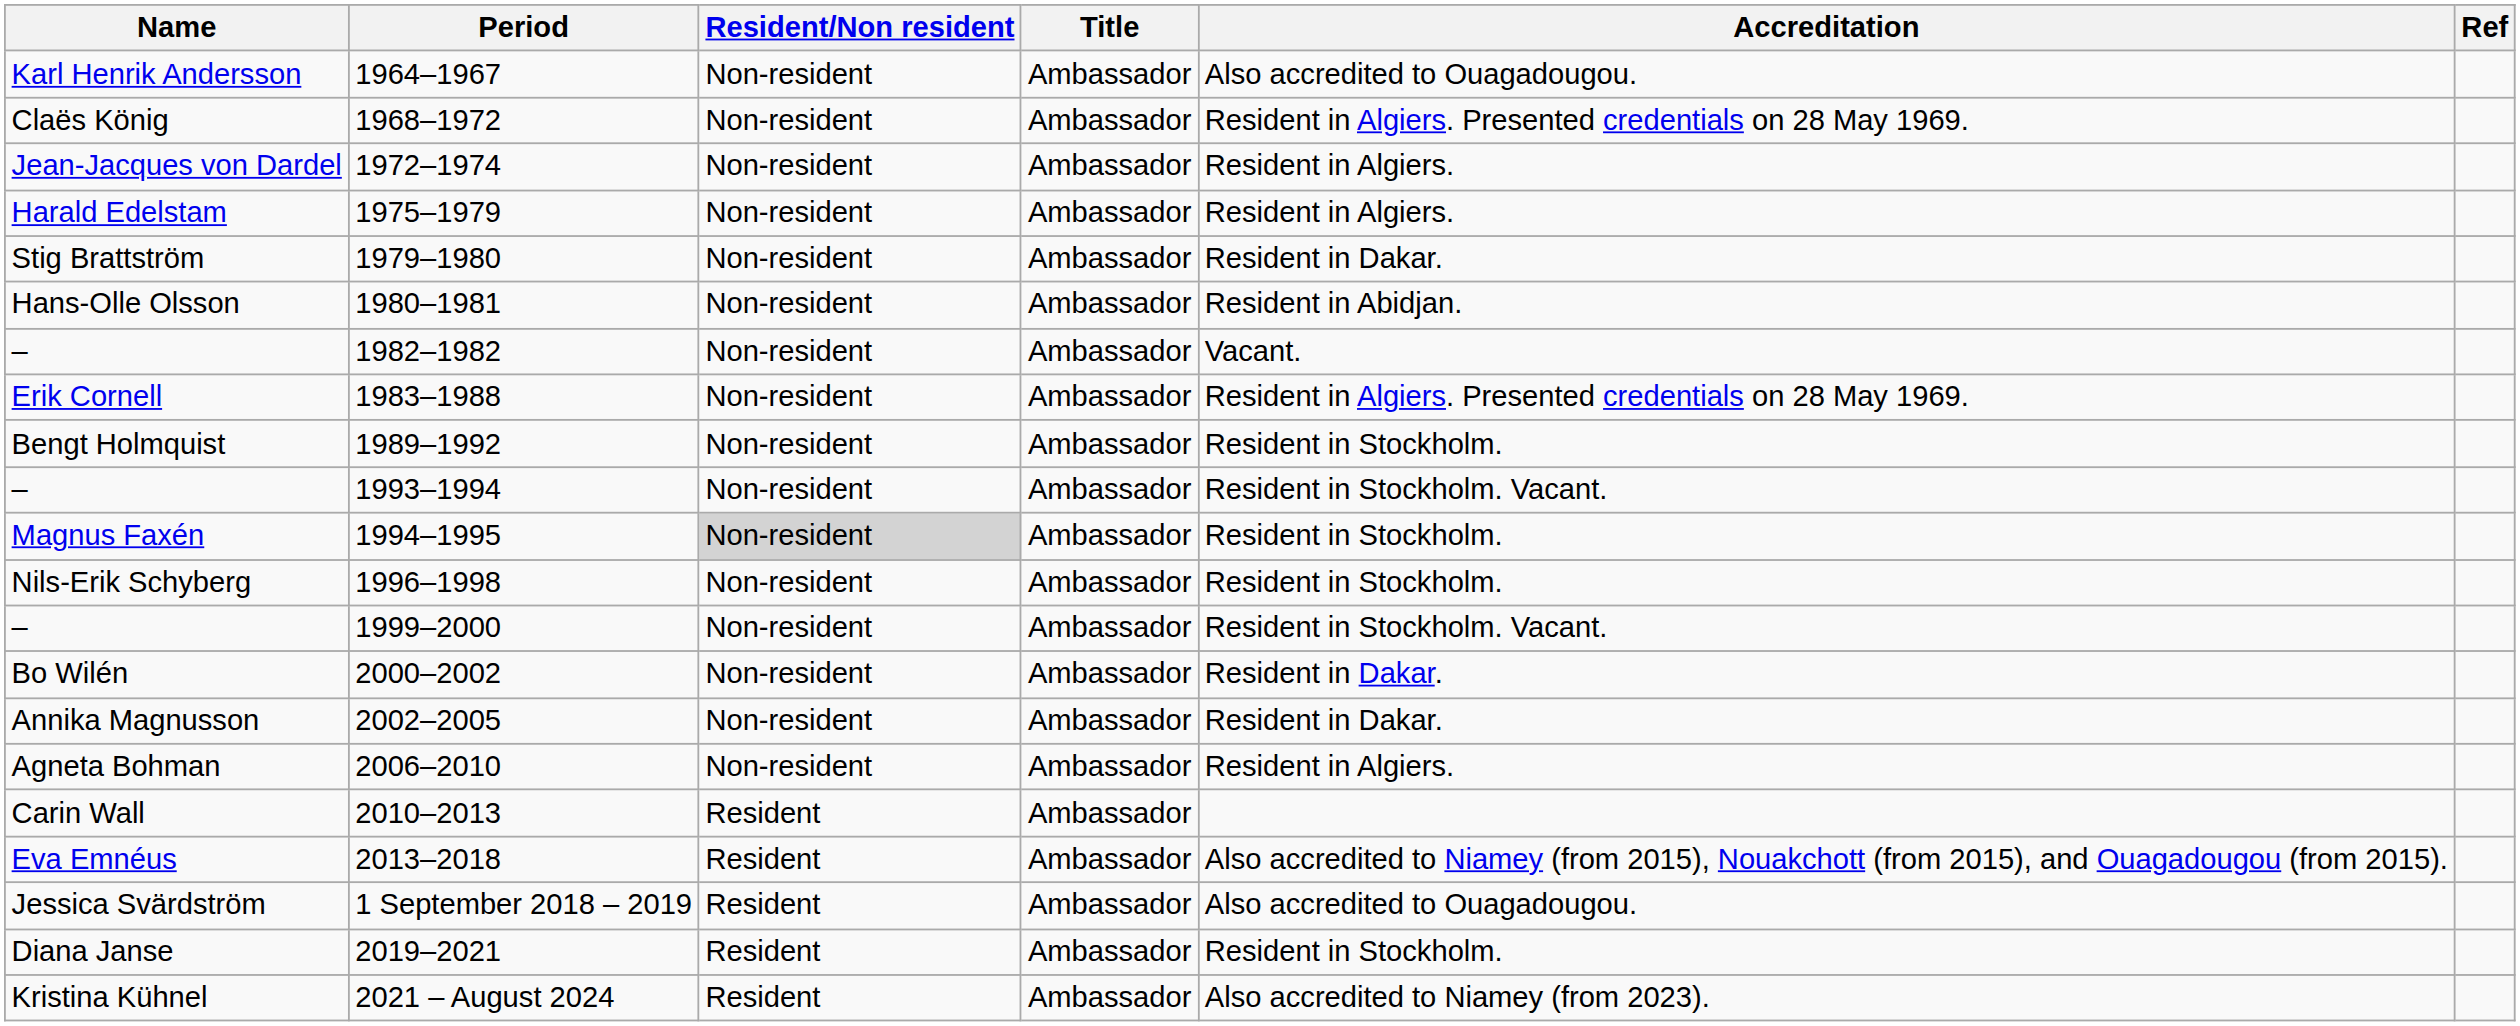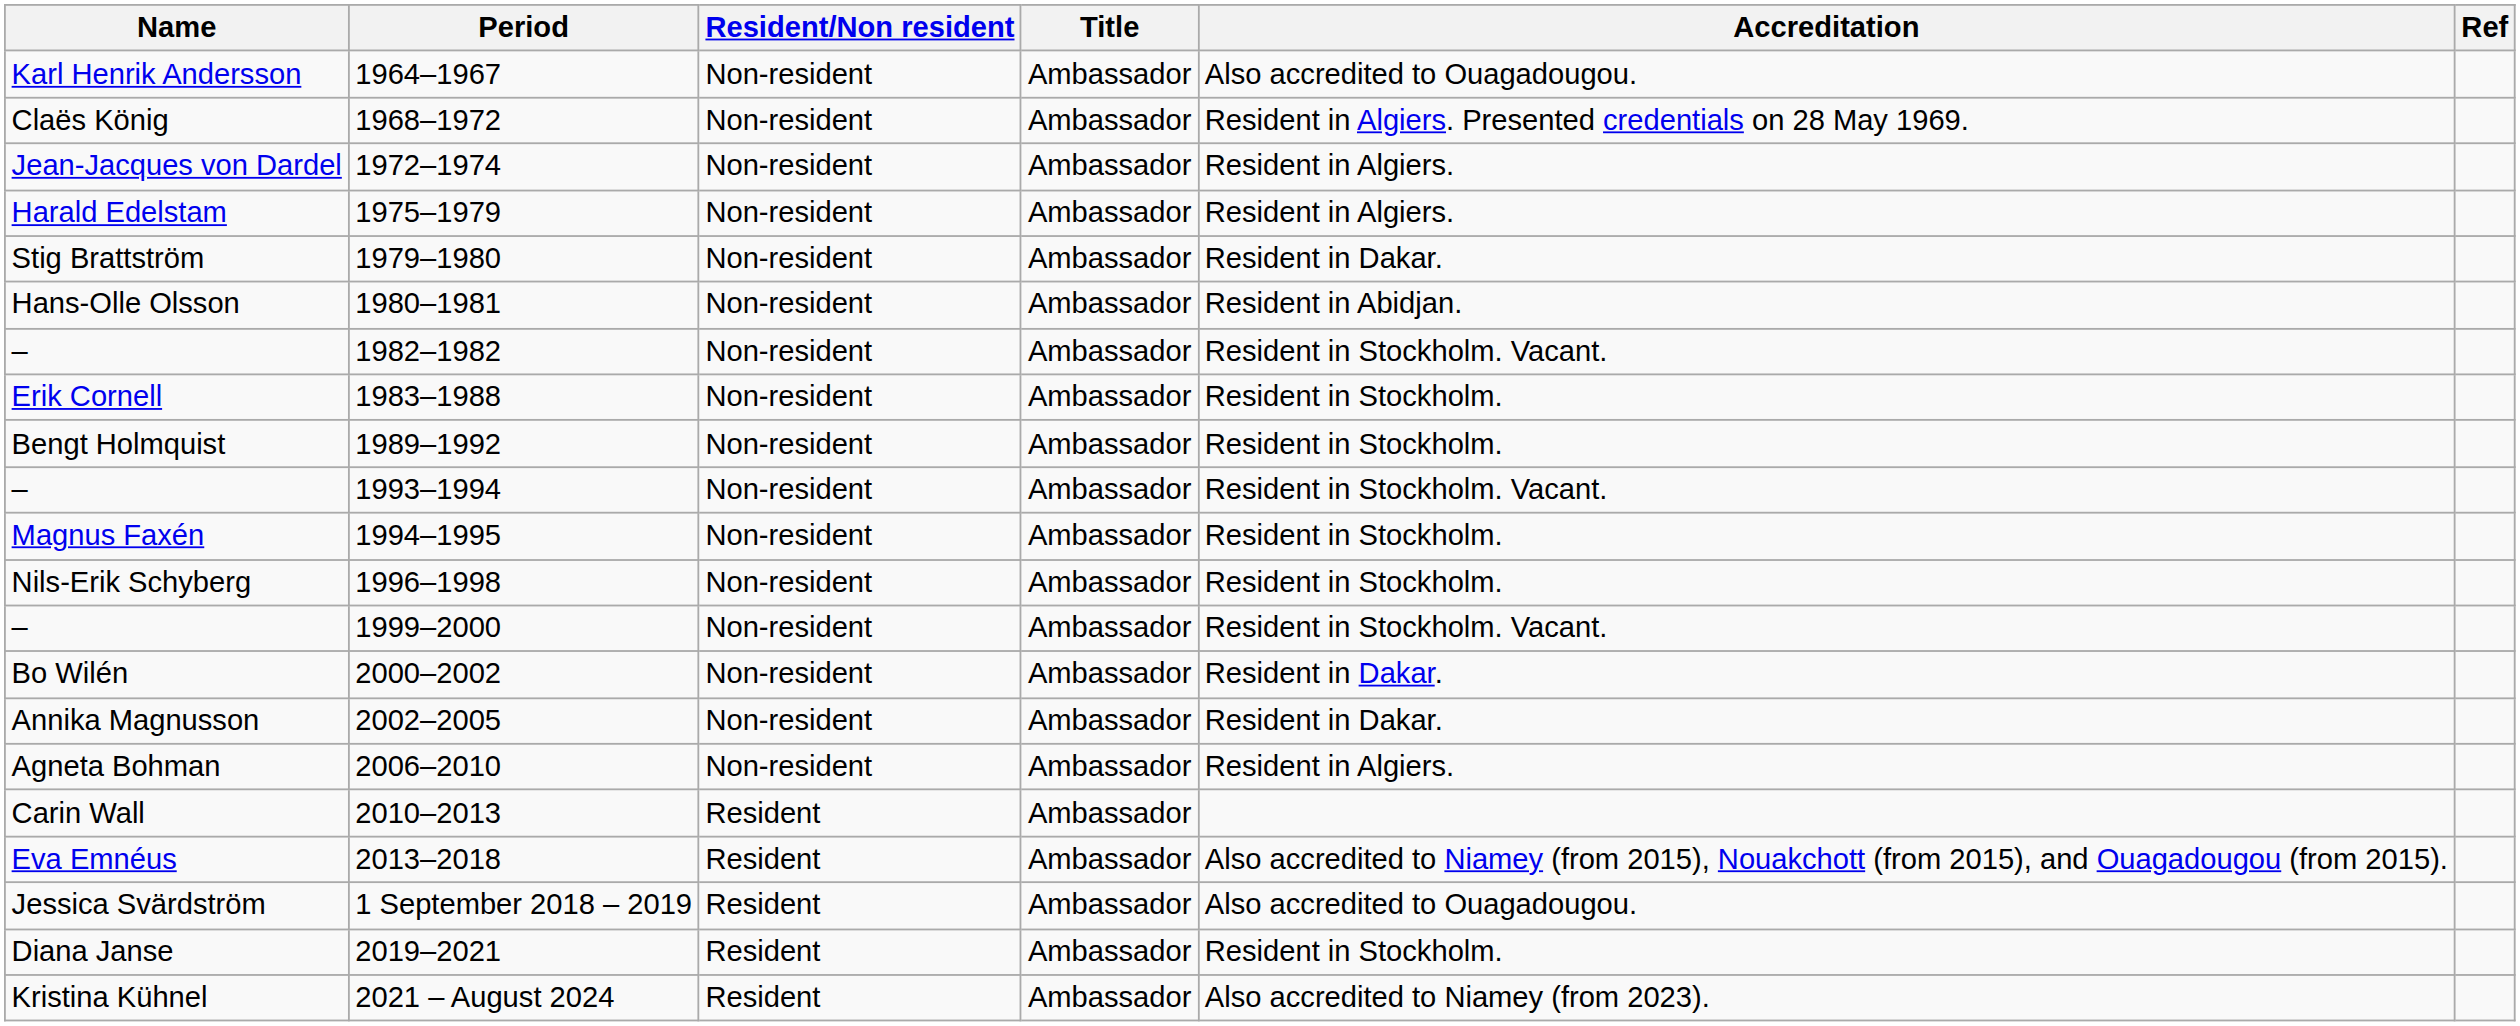(1253, 350) Vacant. -> (1406, 350) Resident in Stockholm. Vacant.
(1587, 397) Resident in Algiers. Presented credentials on 28 May 1969. -> (1354, 397) Resident in Stockholm.
(789, 535) lightgrey background -> (789, 535) no background
